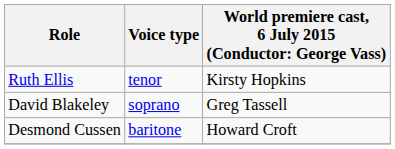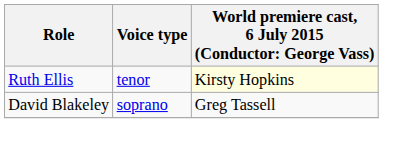(256, 79) no background -> (244, 79) lightyellow background
- row: (65, 130)
